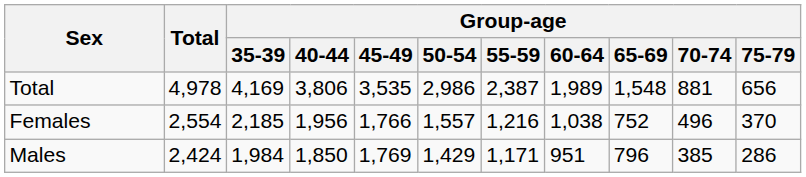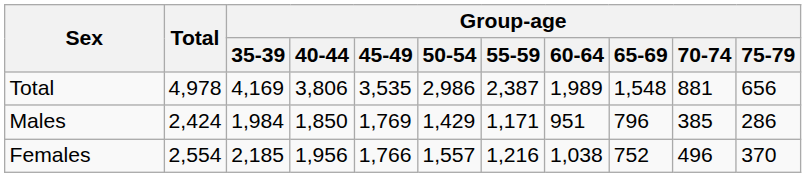rows swapped: (38, 155) <-> (50, 121)
